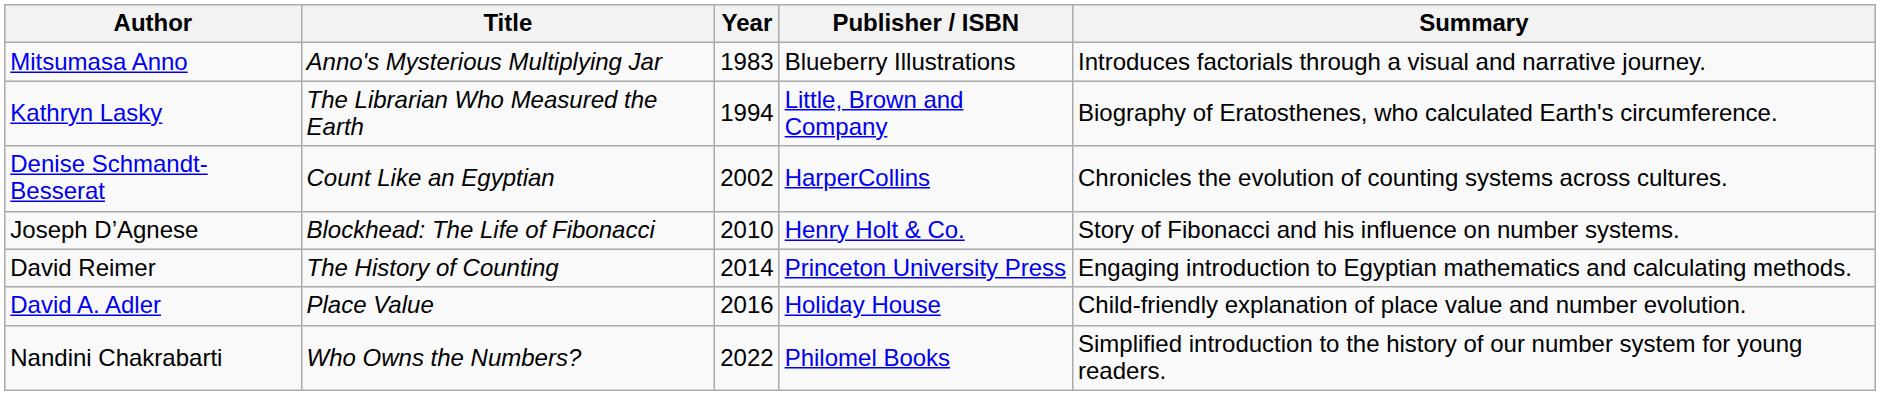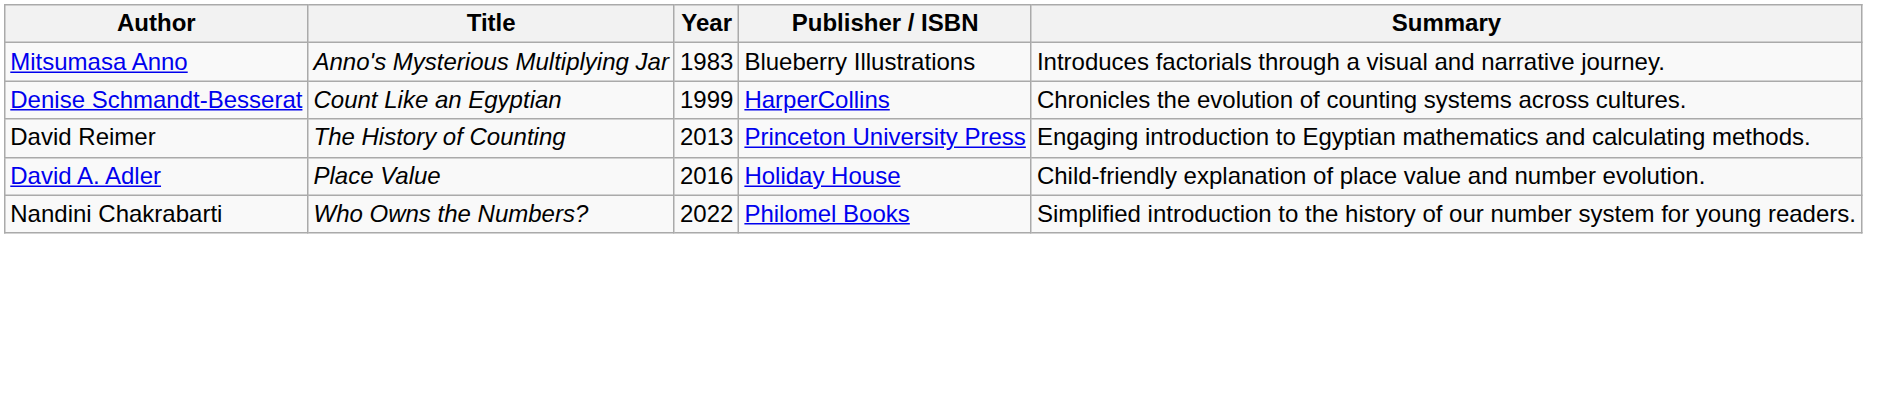- row: (86, 113)
(747, 178) 2002 -> (707, 99) 1999
- row: (104, 229)
(747, 267) 2014 -> (707, 137) 2013
